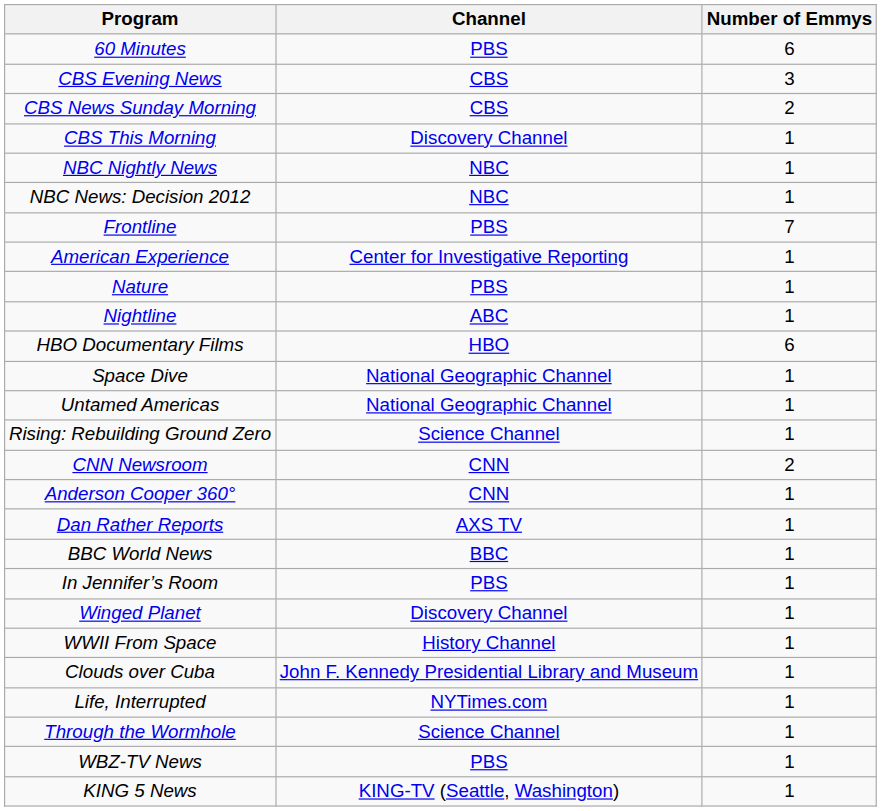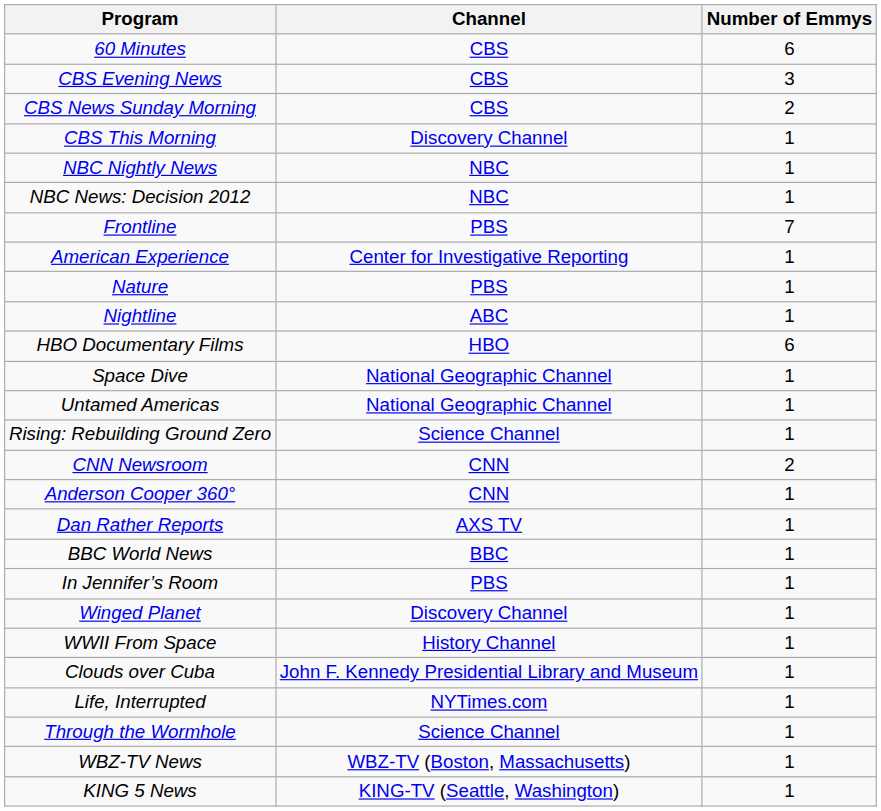(489, 49) PBS -> (489, 49) CBS
(489, 761) PBS -> (489, 761) WBZ-TV (Boston, Massachusetts)
